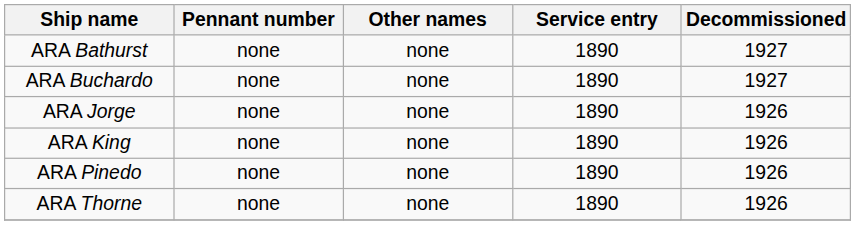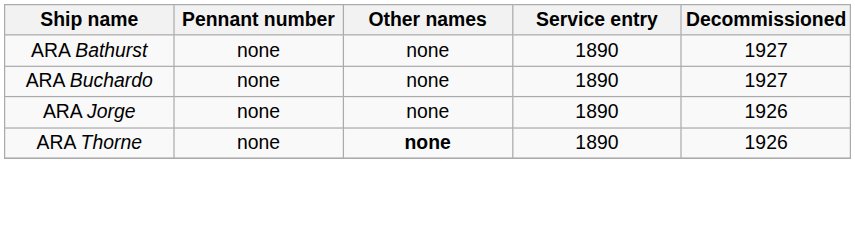- row: (89, 142)
- row: (89, 173)
(428, 204) normal -> (428, 142) bold
